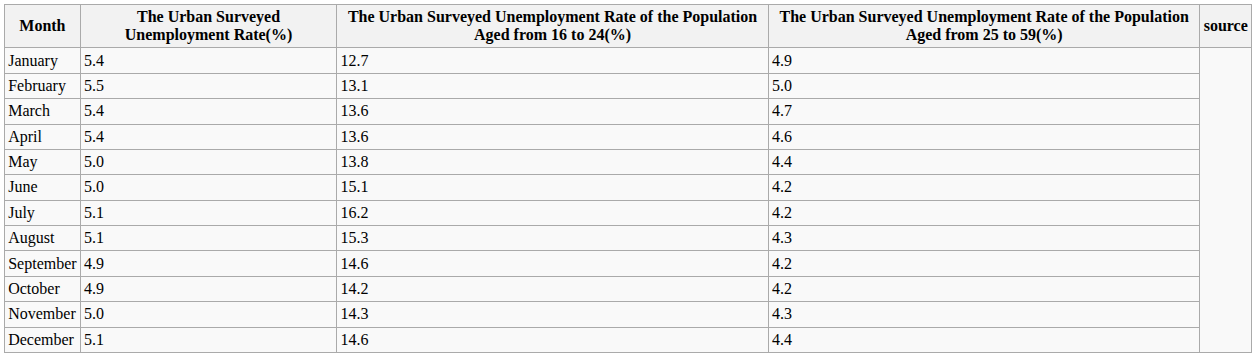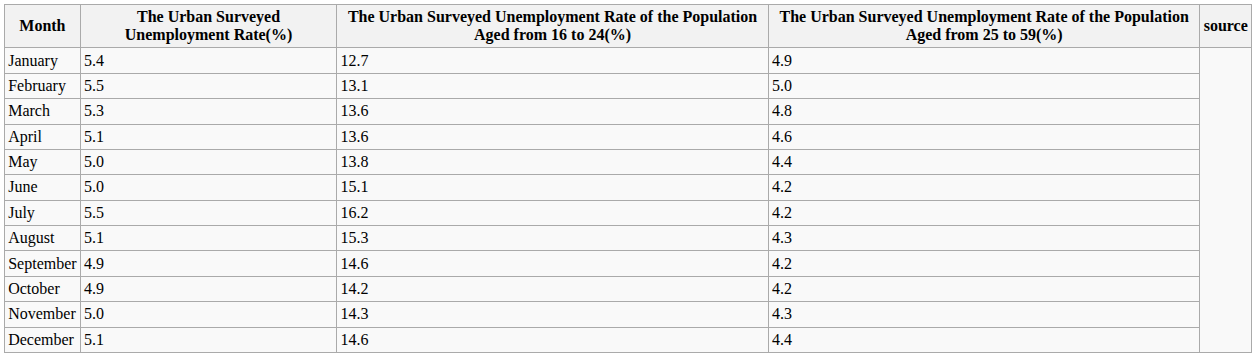(94, 111) 5.4 -> (94, 111) 5.3
(782, 111) 4.7 -> (782, 111) 4.8
(94, 136) 5.4 -> (94, 136) 5.1
(94, 212) 5.1 -> (94, 212) 5.5
